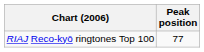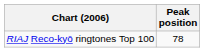(178, 39) 77 -> (178, 39) 78
